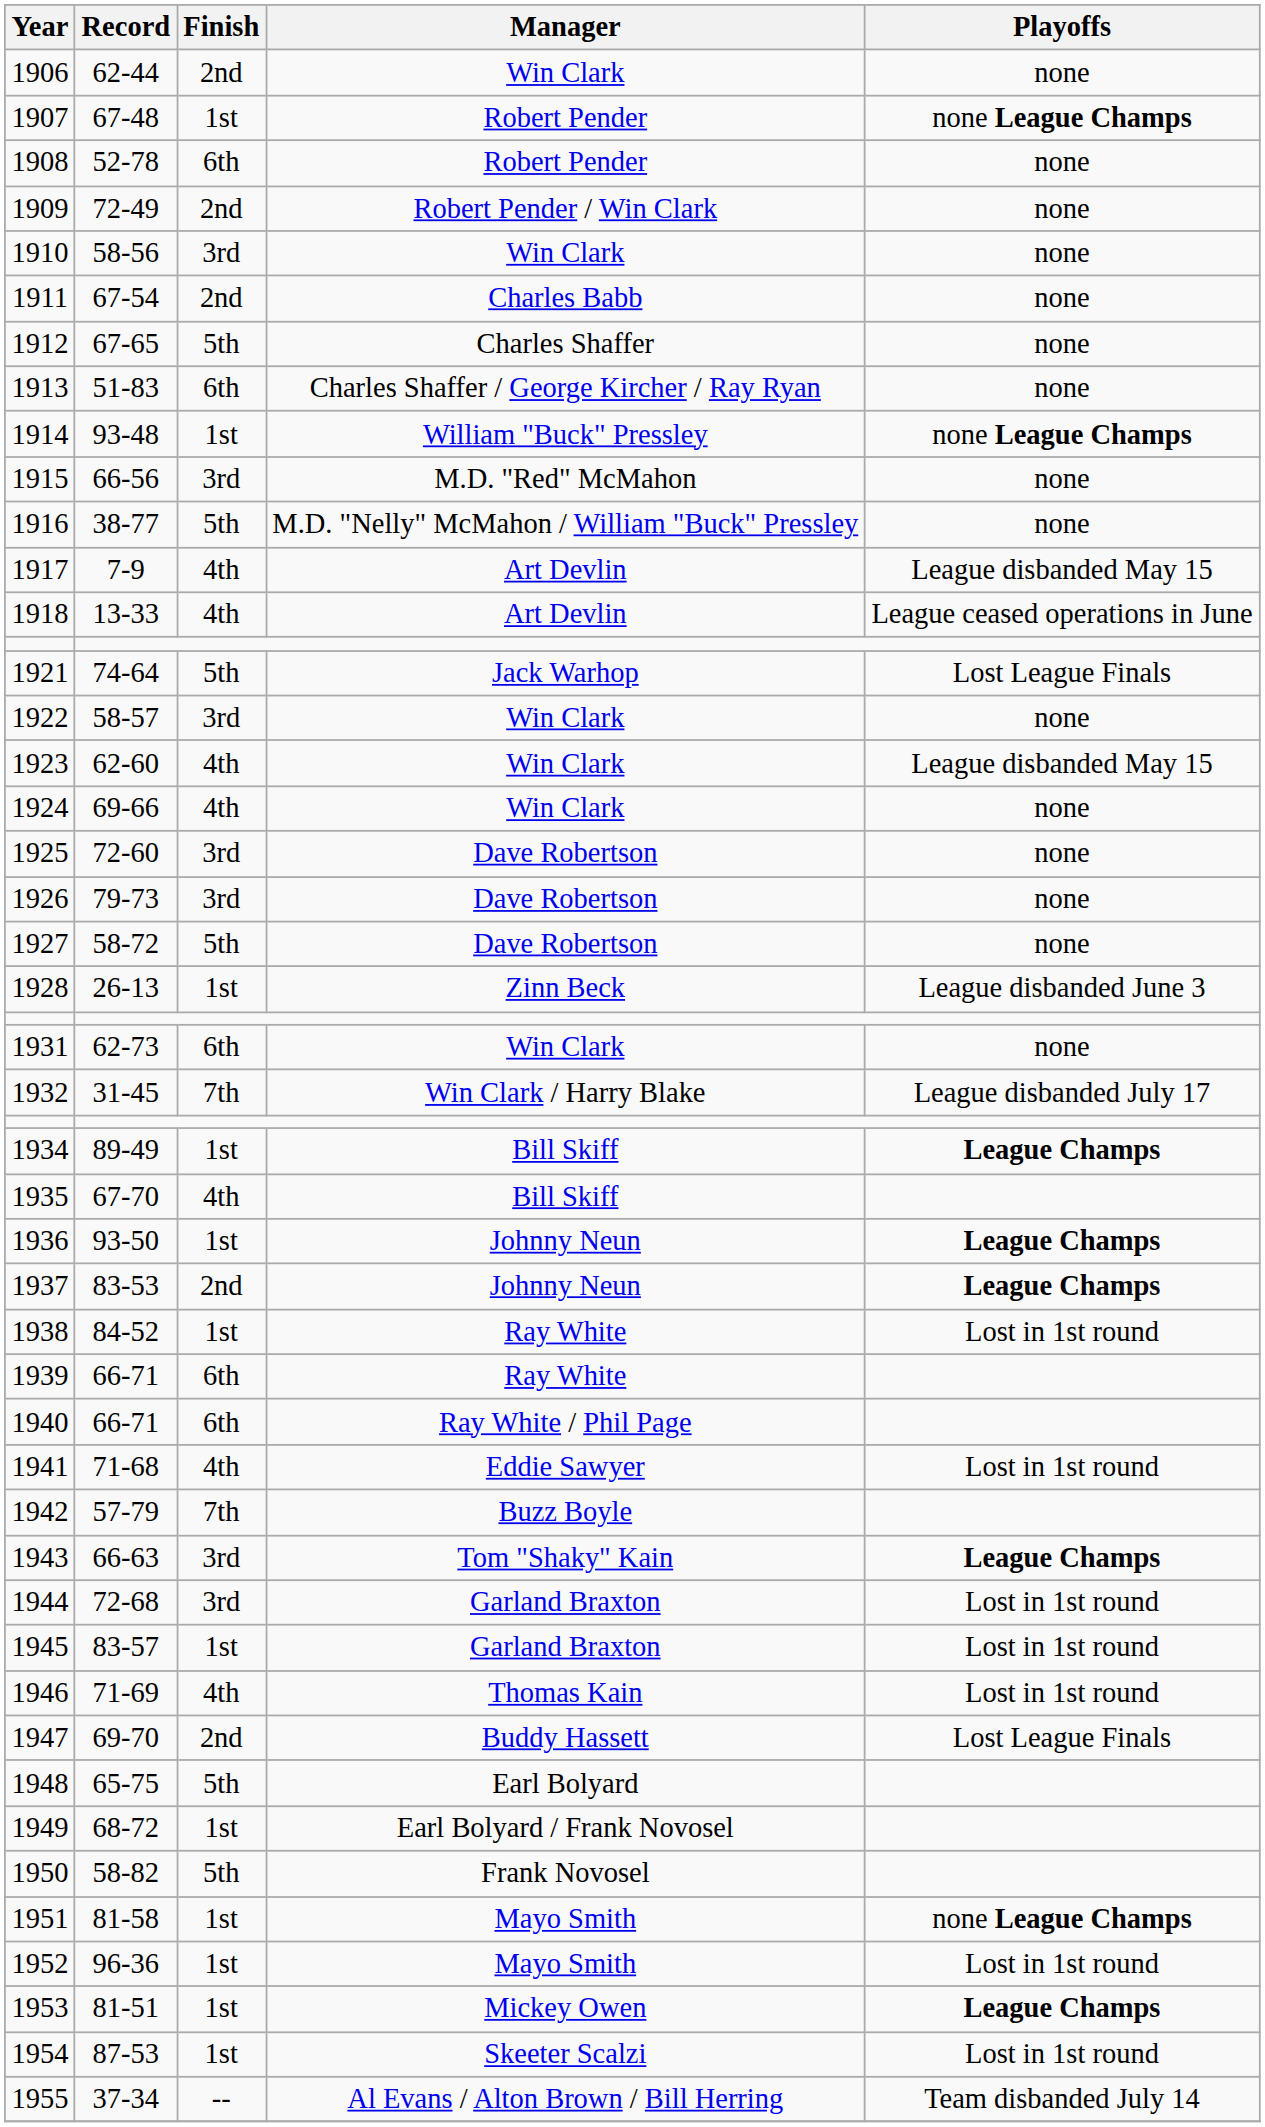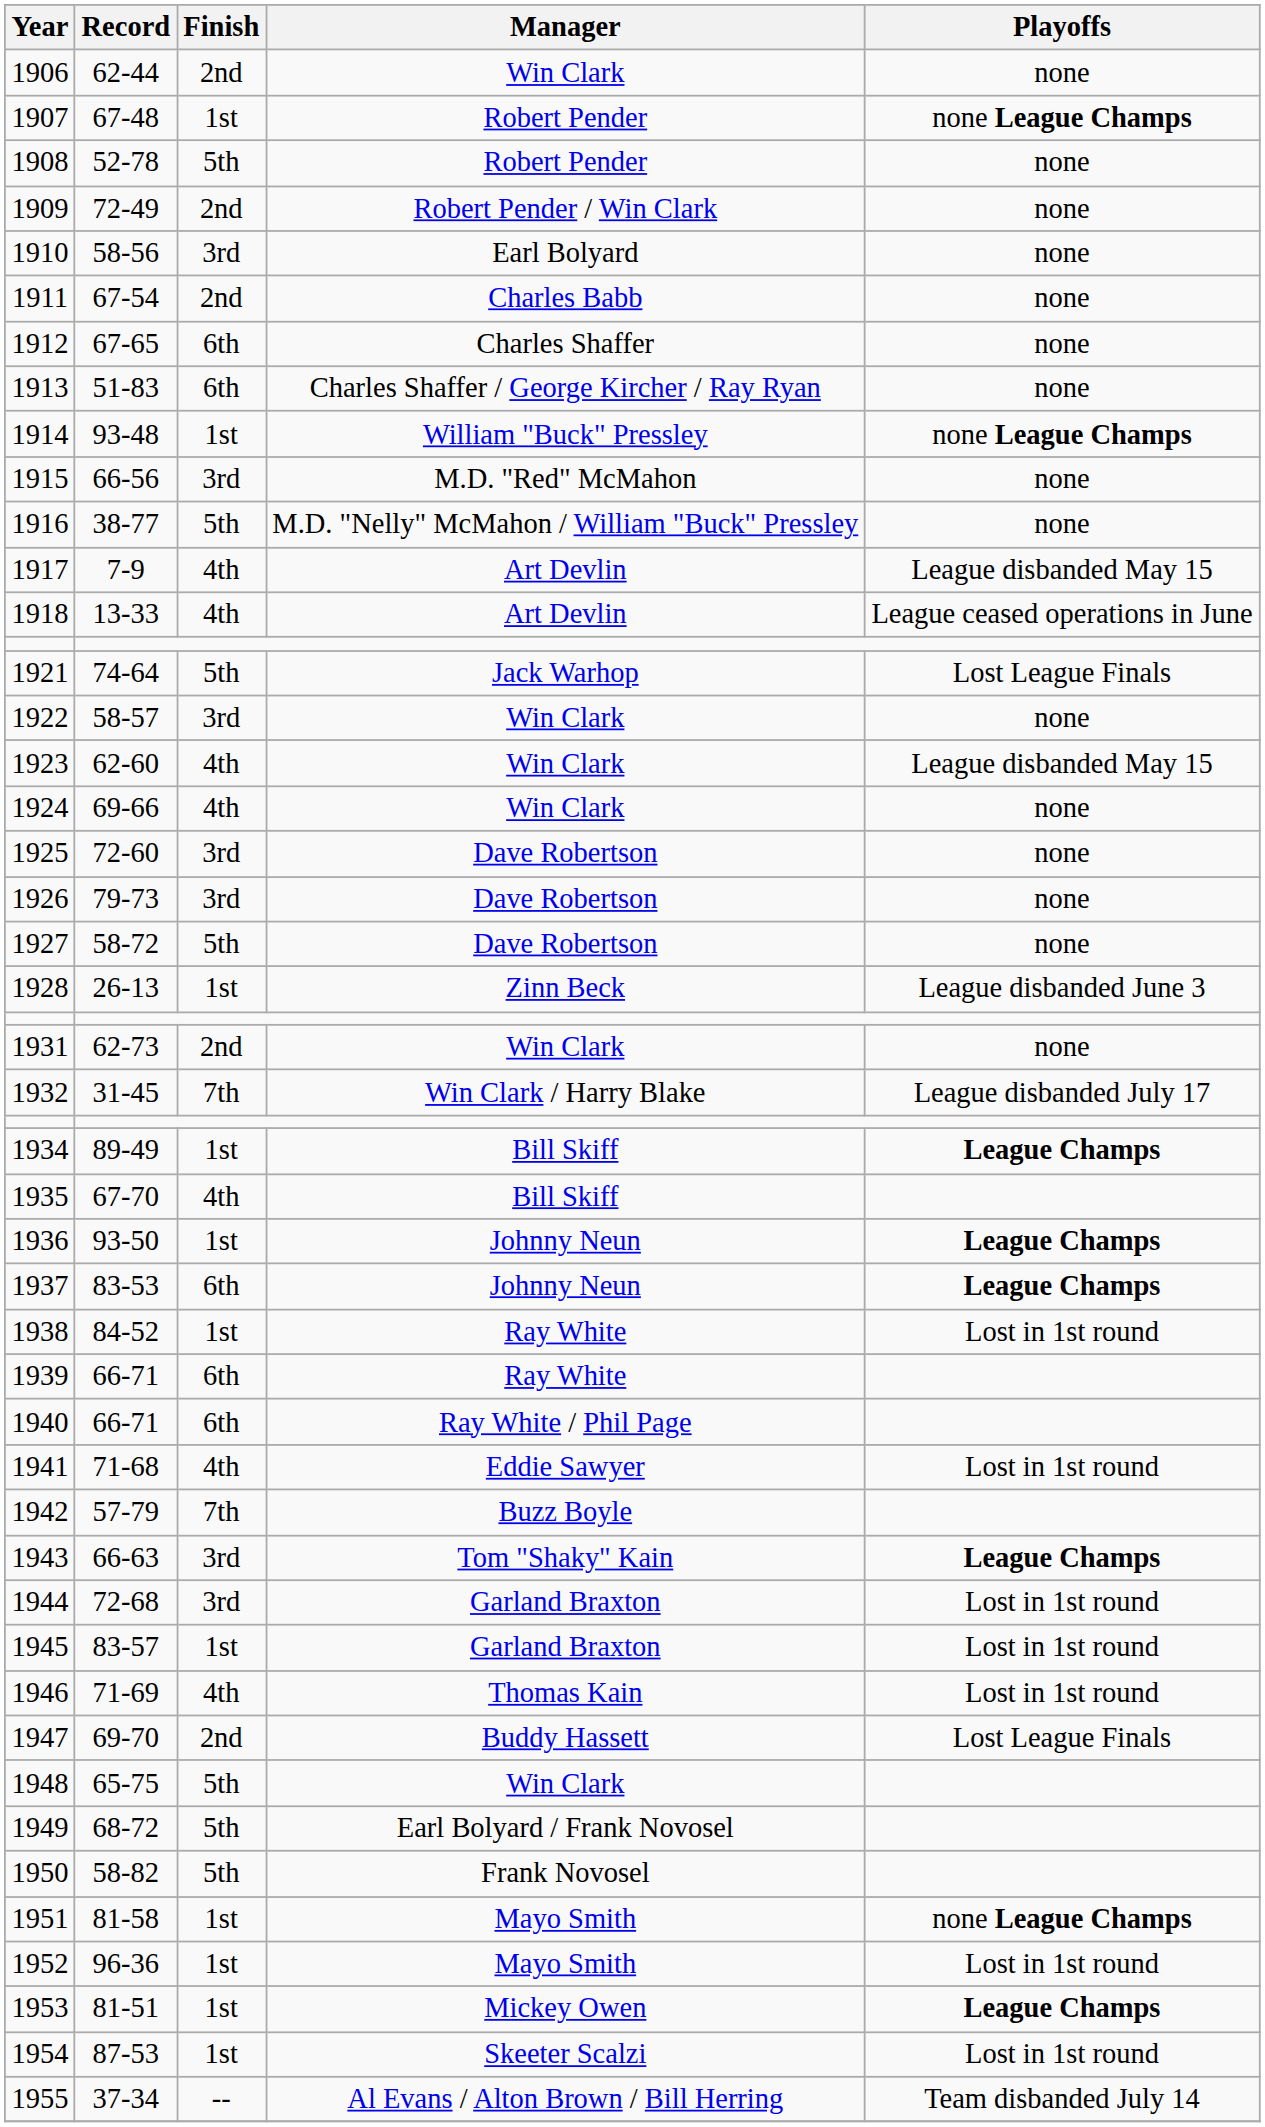(221, 162) 6th -> (221, 162) 5th
(565, 252) Win Clark -> (565, 252) Earl Bolyard
(221, 343) 5th -> (221, 343) 6th
(221, 1047) 6th -> (221, 1047) 2nd
(221, 1285) 2nd -> (221, 1285) 6th
(565, 1782) Earl Bolyard -> (565, 1782) Win Clark
(221, 1827) 1st -> (221, 1827) 5th
